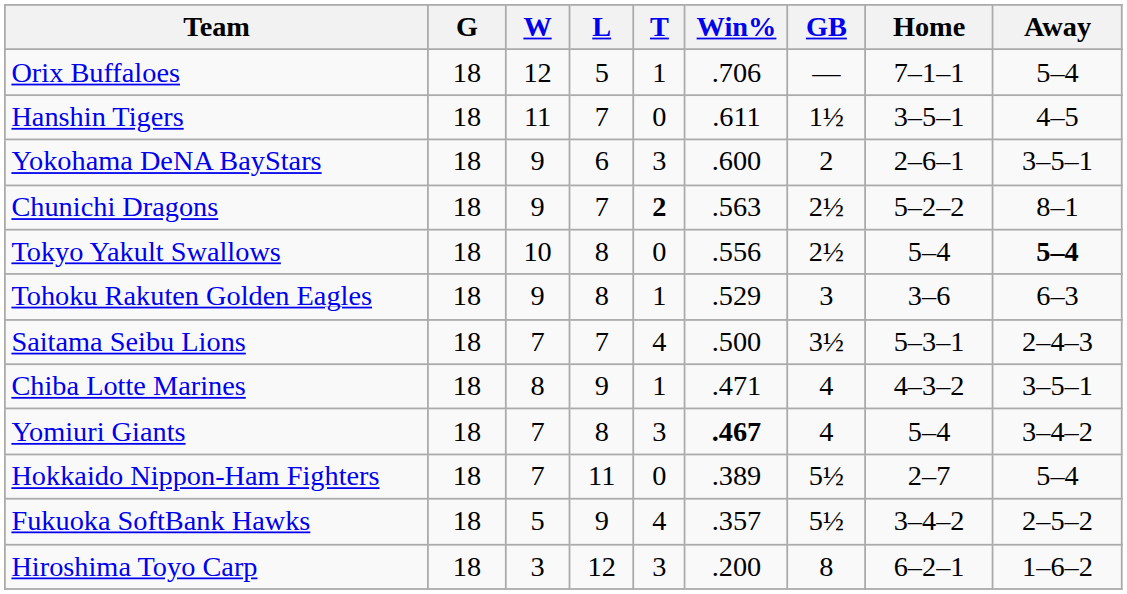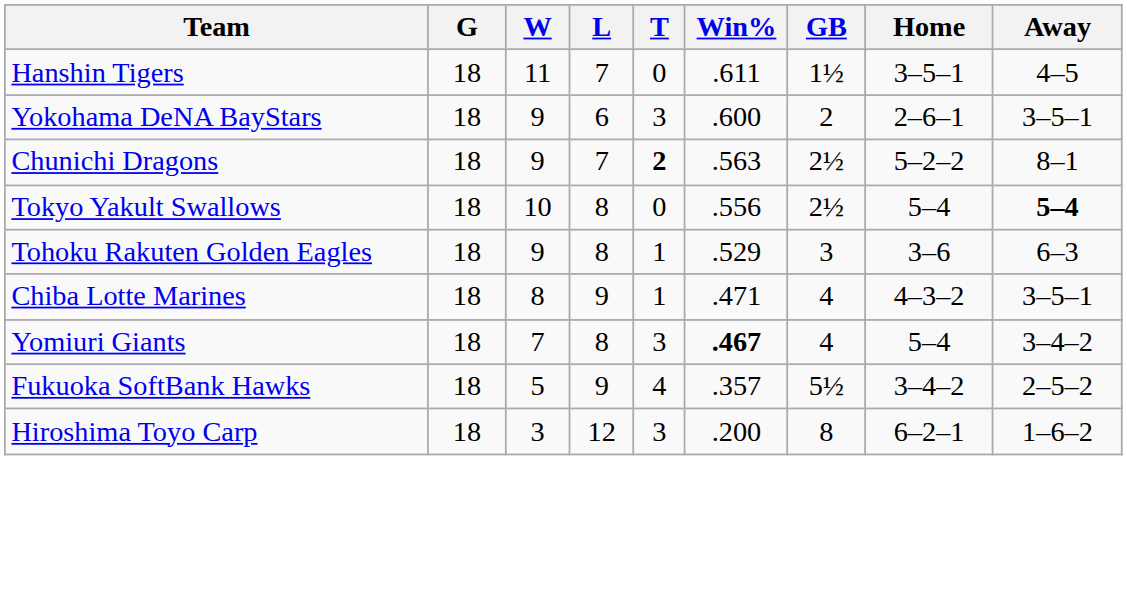- row: (96, 71)
- row: (129, 341)
- row: (195, 476)
